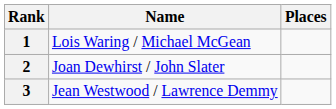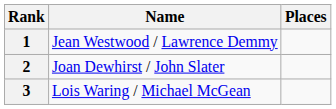(151, 41) Lois Waring / Michael McGean -> (165, 41) Jean Westwood / Lawrence Demmy
(165, 91) Jean Westwood / Lawrence Demmy -> (151, 91) Lois Waring / Michael McGean
